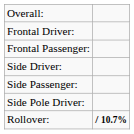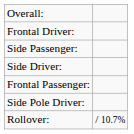rows swapped: (48, 48) <-> (42, 84)
(111, 119) bold -> (110, 119) normal
